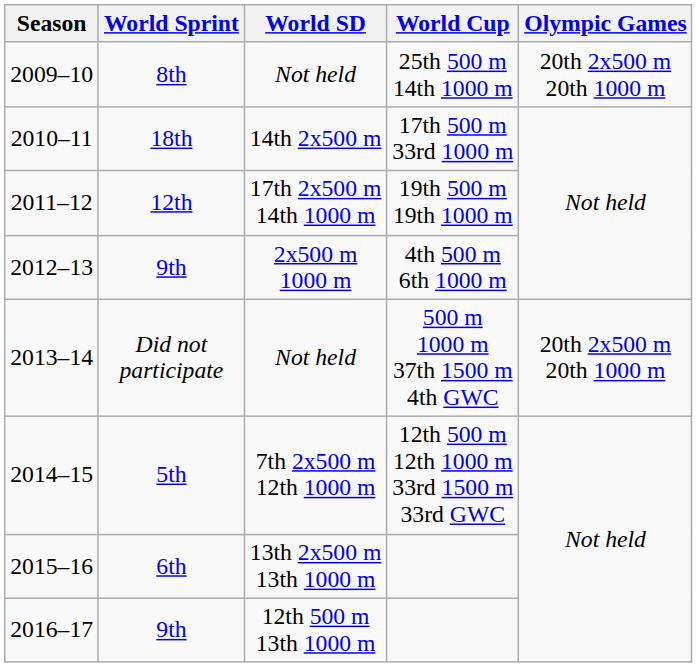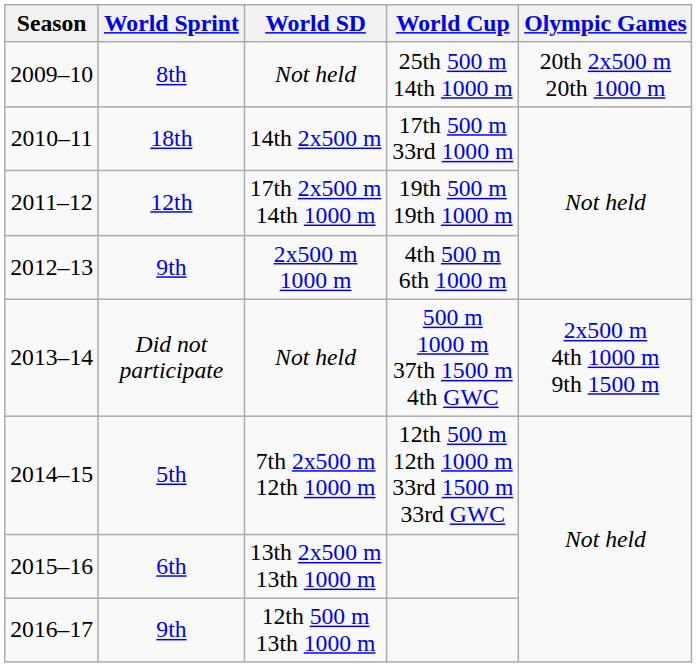(605, 357) 20th 2x500 m 20th 1000 m -> (605, 357) 2x500 m 4th 1000 m 9th 1500 m
